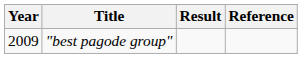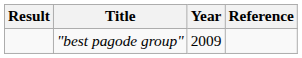columns swapped: (23, 16) <-> (200, 16)
